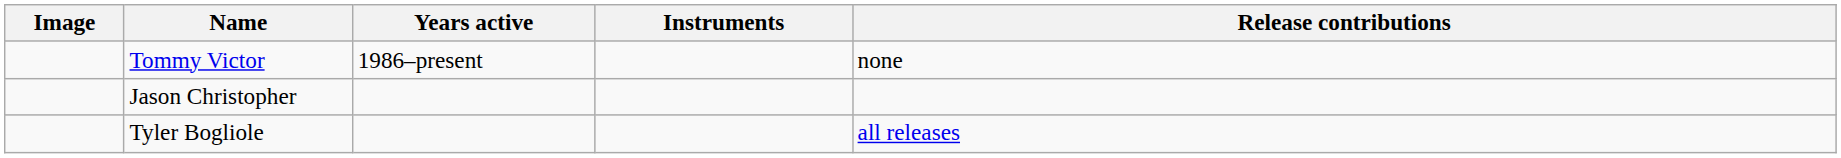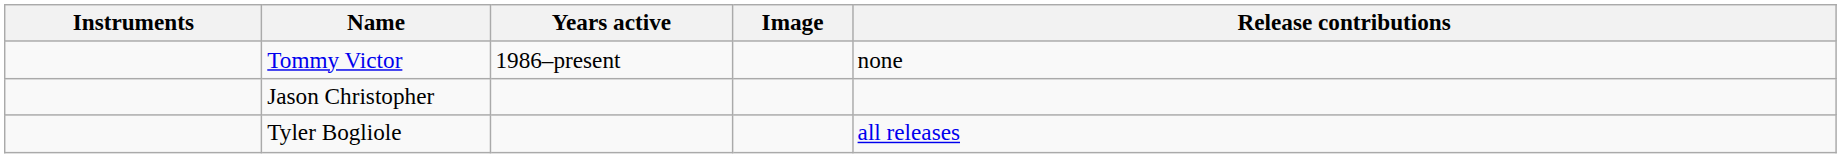columns swapped: (64, 22) <-> (724, 22)
